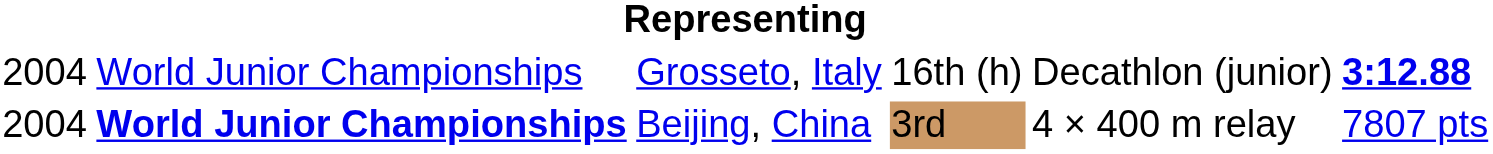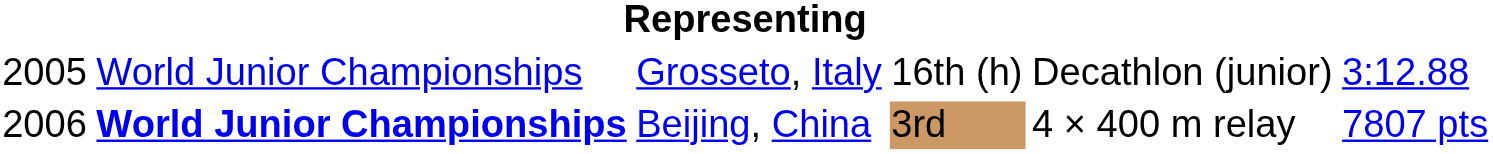(44, 72) 2004 -> (44, 72) 2005
(1407, 72) bold -> (1406, 72) normal
(44, 124) 2004 -> (44, 124) 2006
